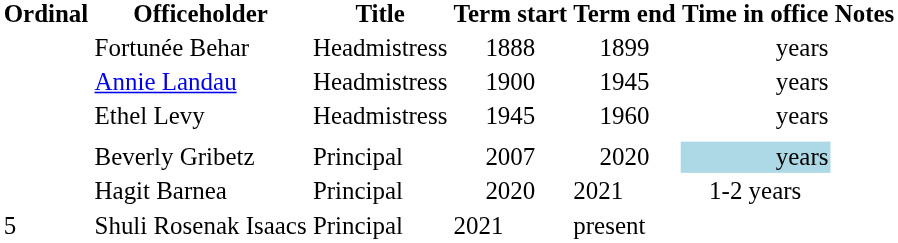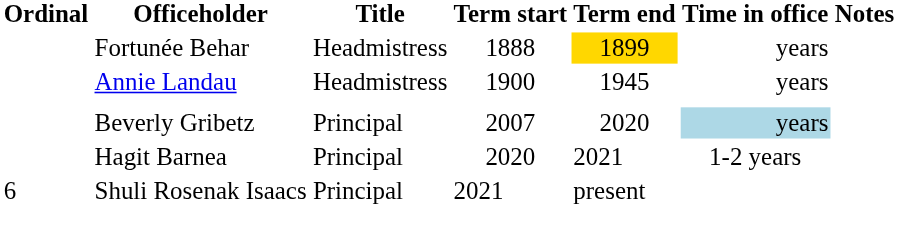(624, 47) no background -> (624, 47) gold background
- row: (150, 116)
(10, 225) 5 -> (10, 191) 6
